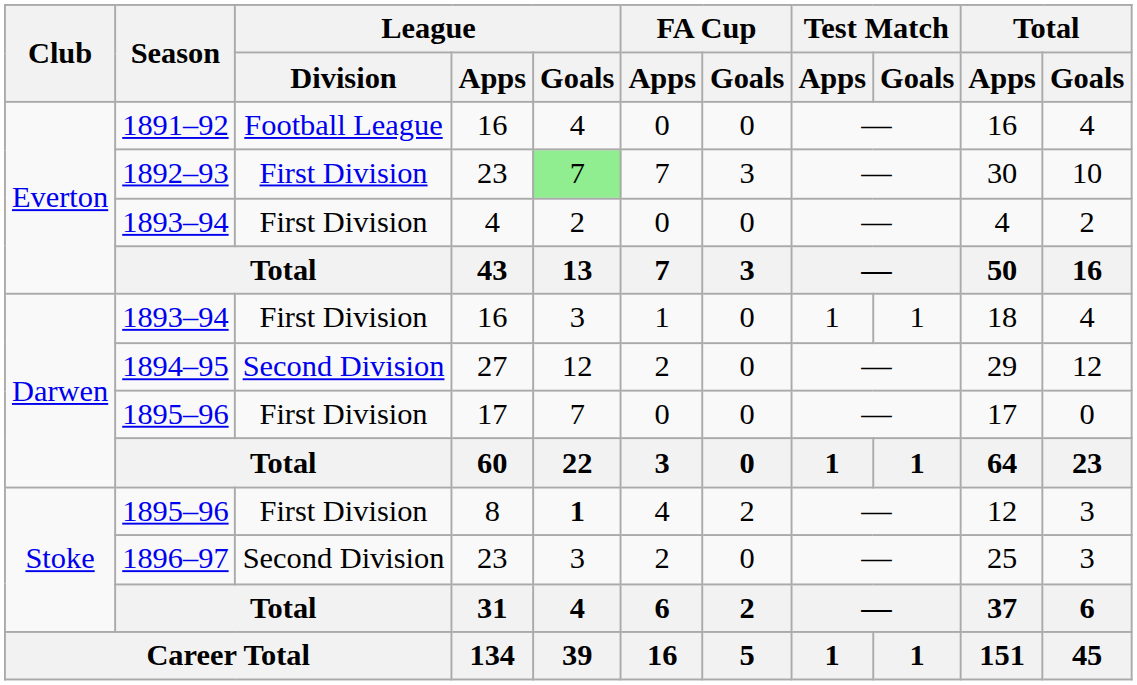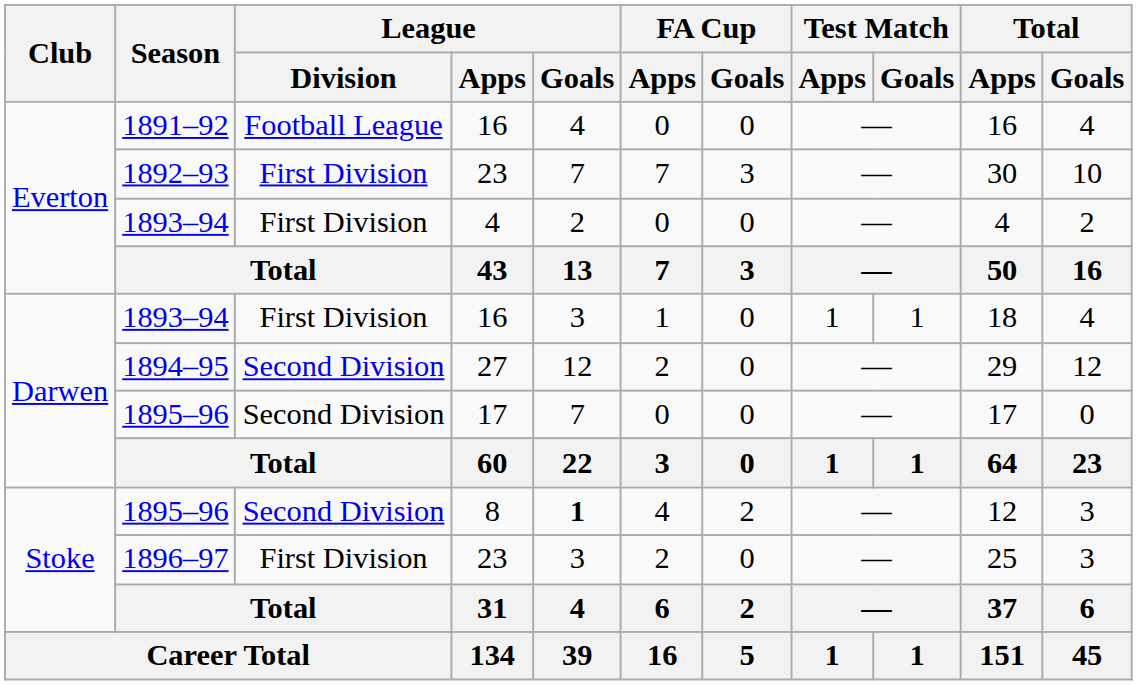(577, 173) lightgreen background -> (577, 173) no background
(344, 414) First Division -> (344, 414) Second Division
(344, 510) First Division -> (344, 510) Second Division
(344, 558) Second Division -> (344, 558) First Division
